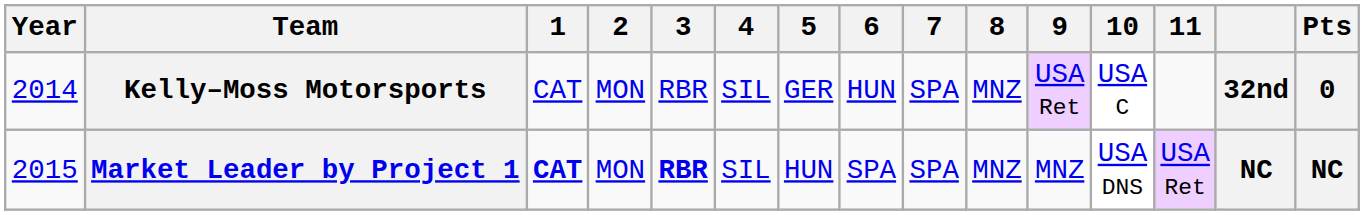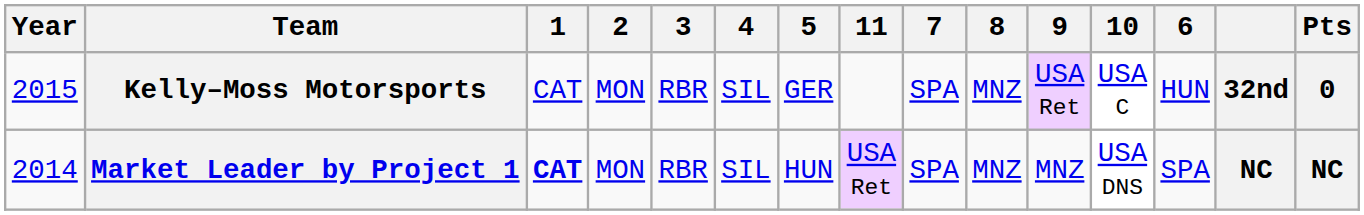columns swapped: (871, 28) <-> (1185, 28)
(45, 91) 2014 -> (45, 91) 2015
(45, 170) 2015 -> (45, 170) 2014
(683, 170) bold -> (683, 170) normal
